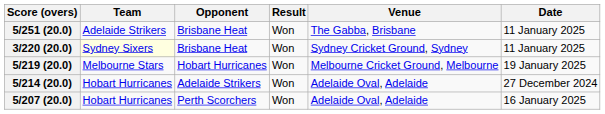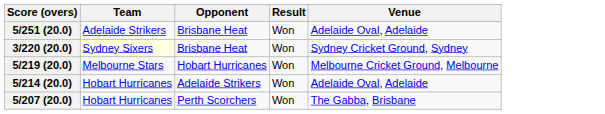- column: (551, 13)
(363, 30) The Gabba, Brisbane -> (369, 30) Adelaide Oval, Adelaide
(369, 100) Adelaide Oval, Adelaide -> (363, 100) The Gabba, Brisbane
